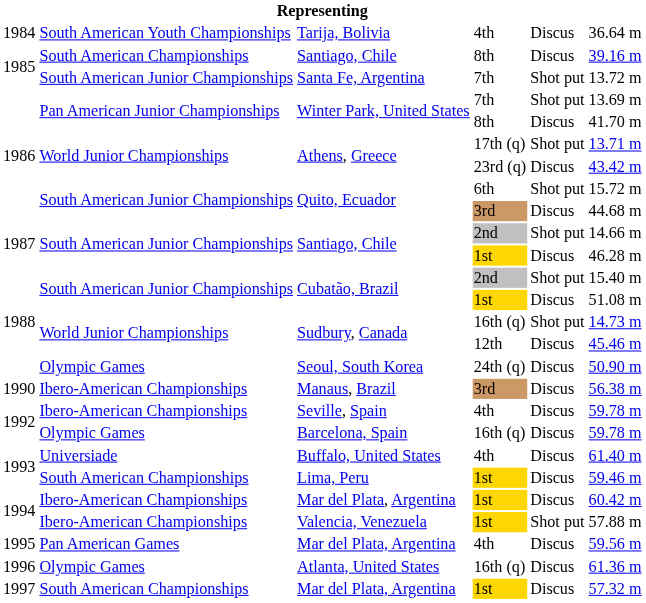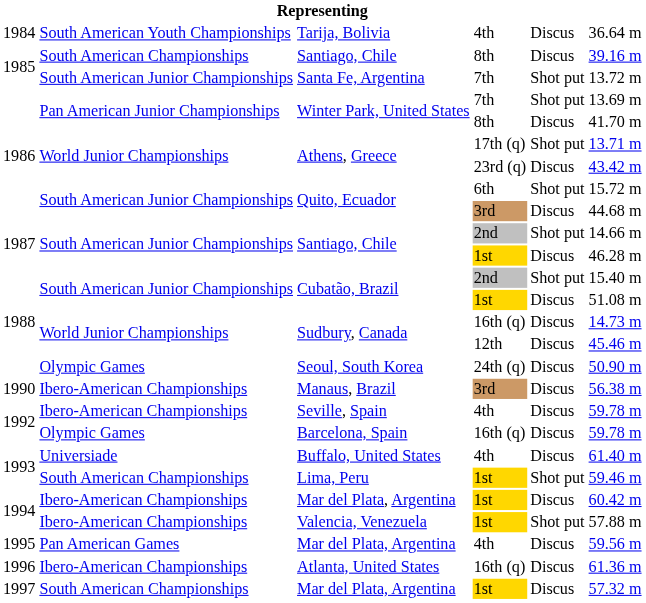(557, 322) Shot put -> (552, 322) Discus
(552, 477) Discus -> (557, 477) Shot put
(92, 566) Olympic Games -> (143, 566) Ibero-American Championships
